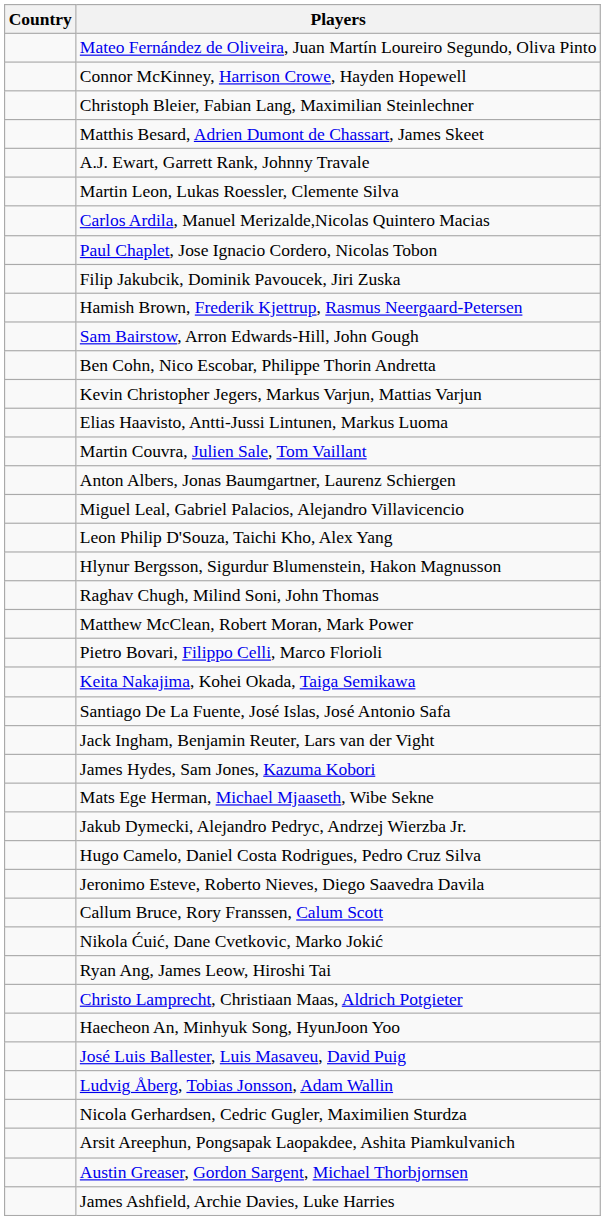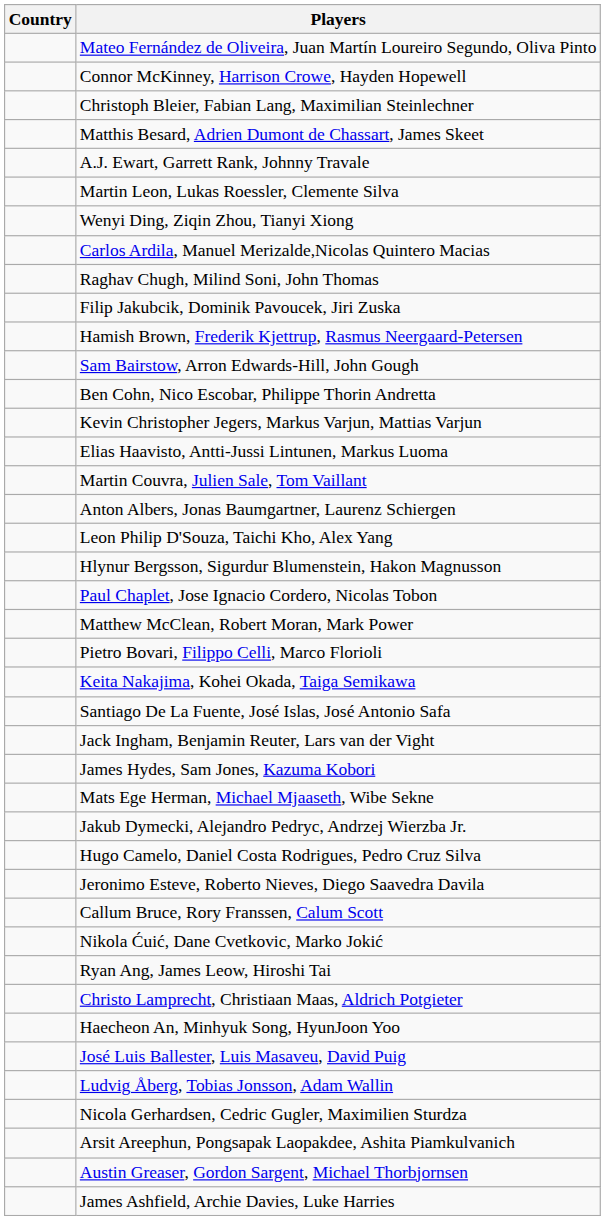+ row: (217, 220)
rows swapped: (259, 249) <-> (229, 595)
- row: (272, 509)
